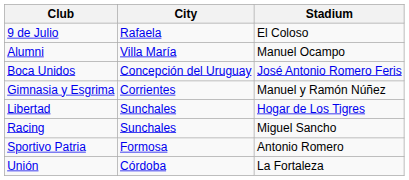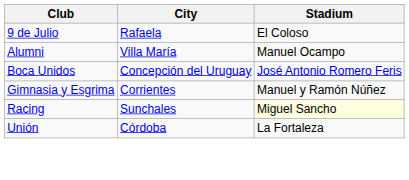- row: (29, 109)
(297, 128) no background -> (297, 109) lightyellow background
- row: (46, 147)
